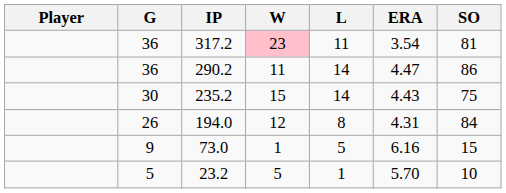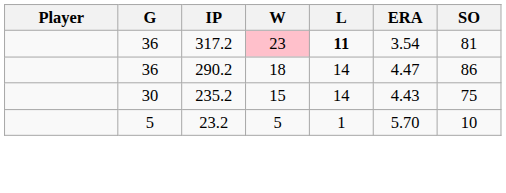(341, 43) normal -> (341, 43) bold
(278, 69) 11 -> (278, 69) 18
- row: (214, 122)
- row: (214, 148)
